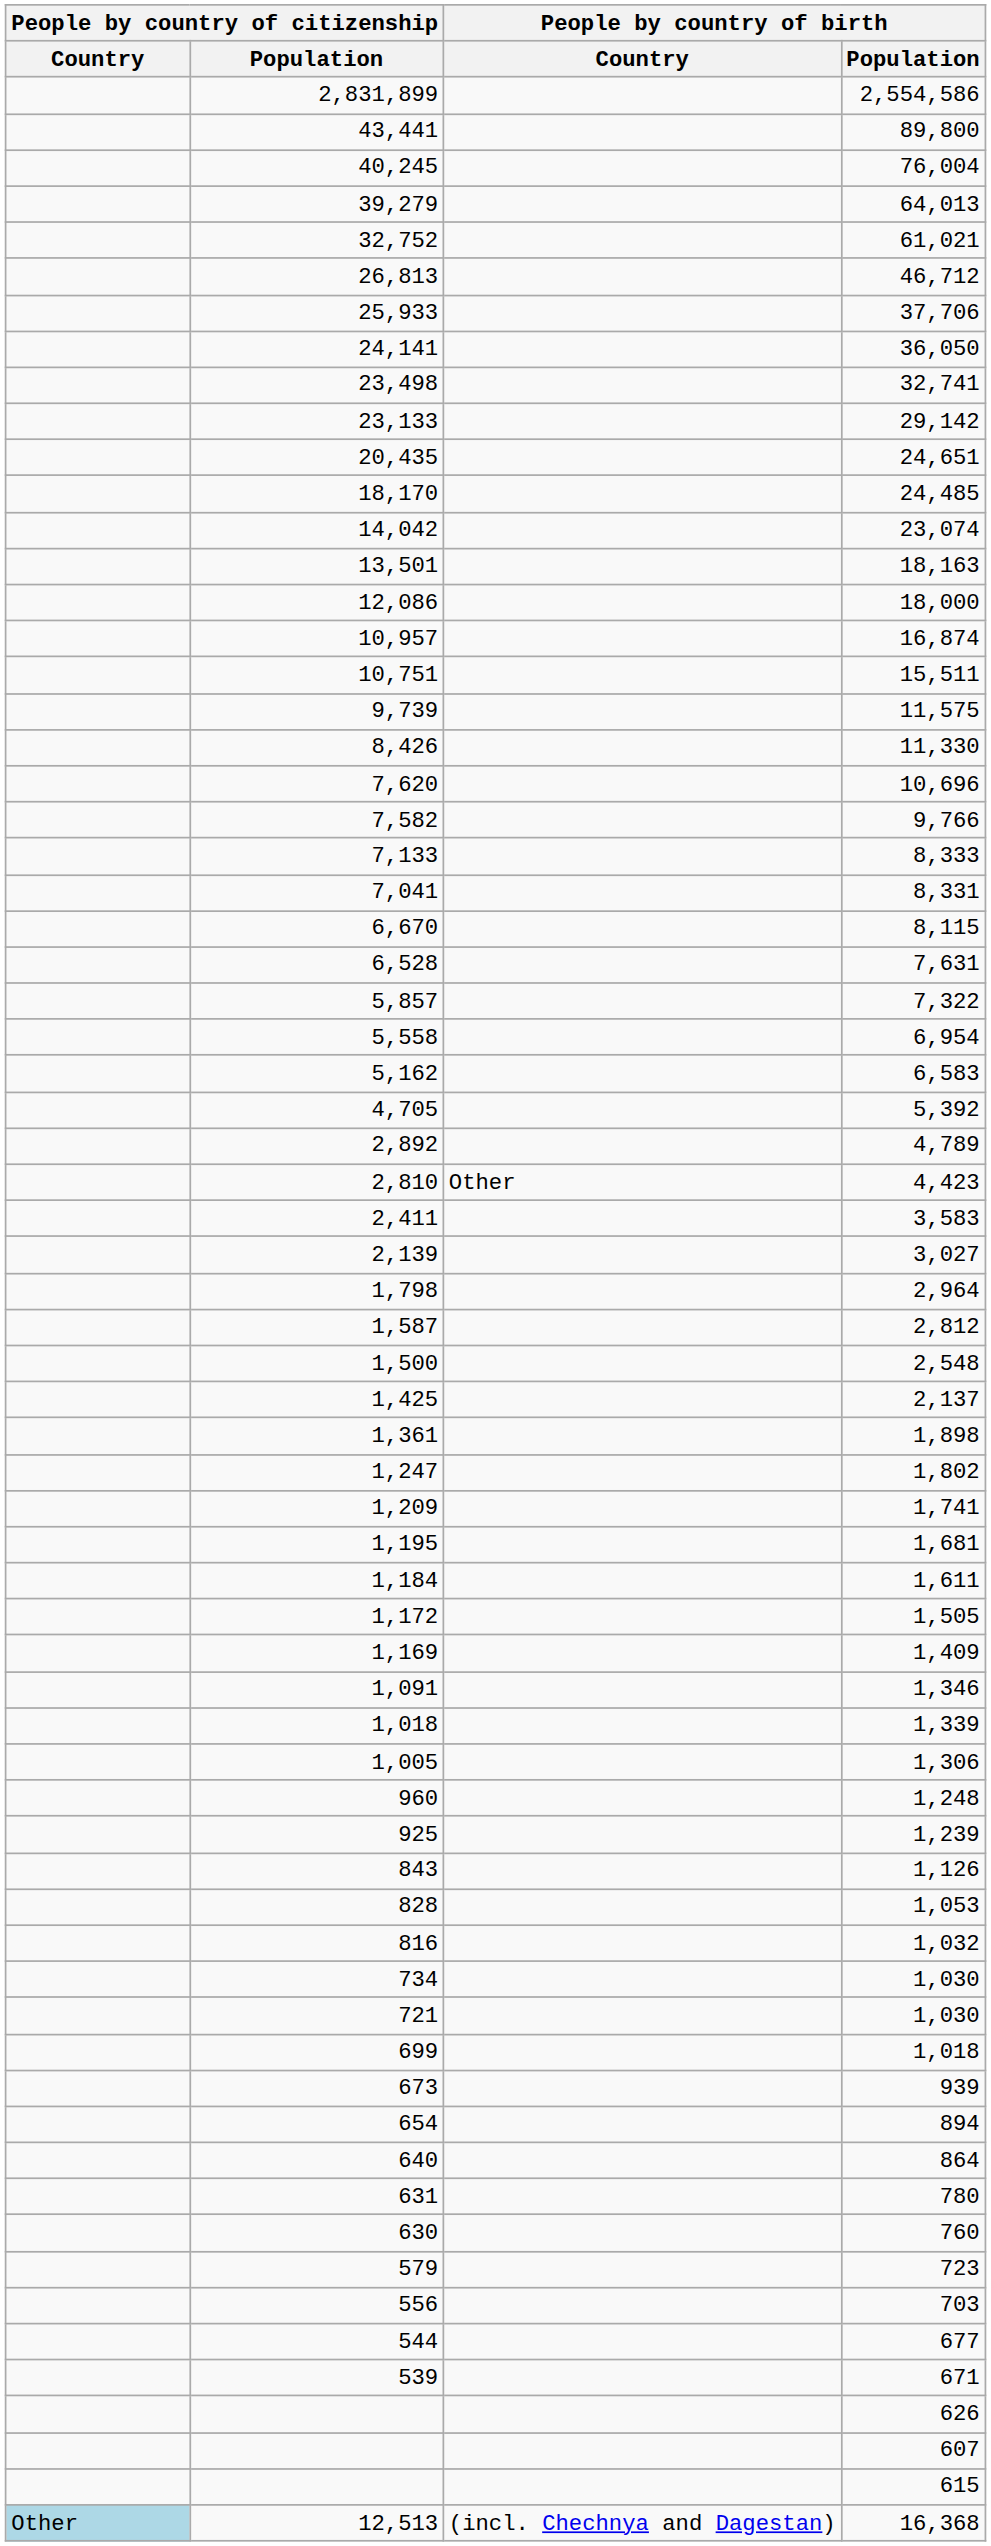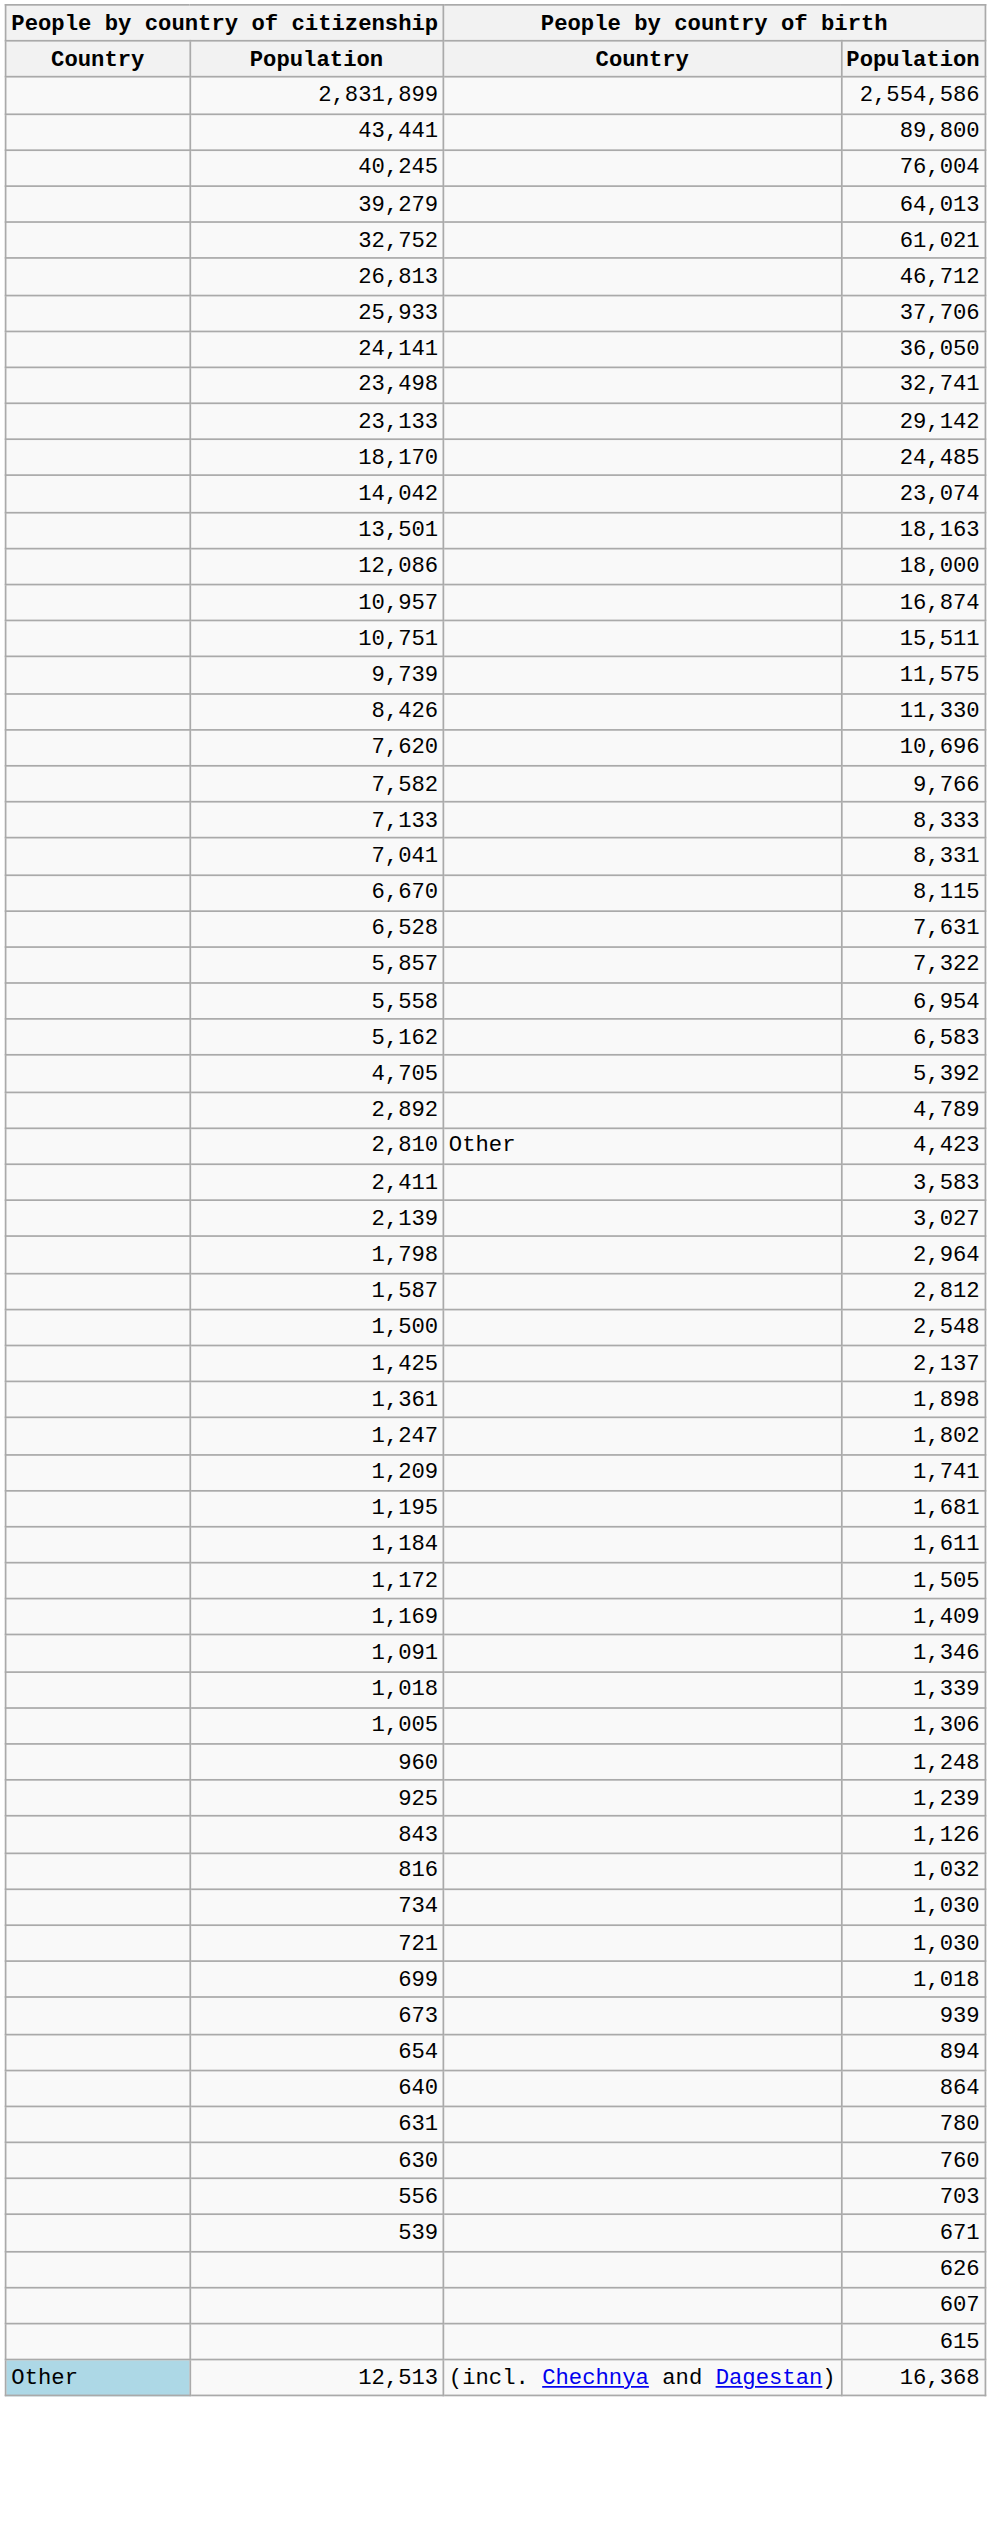- row: (398, 458)
- row: (418, 1907)
- row: (418, 2269)
- row: (418, 2342)
